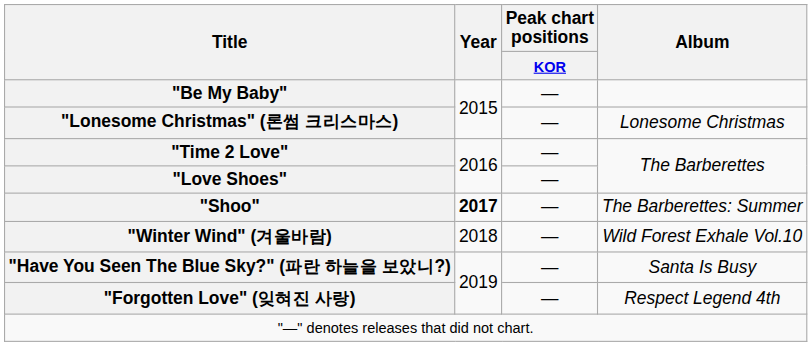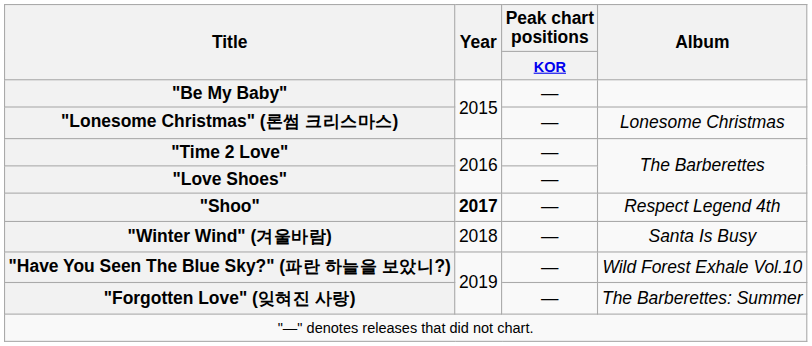(702, 207) The Barberettes: Summer -> (702, 207) Respect Legend 4th
(702, 236) Wild Forest Exhale Vol.10 -> (702, 236) Santa Is Busy
(702, 267) Santa Is Busy -> (702, 267) Wild Forest Exhale Vol.10
(702, 298) Respect Legend 4th -> (702, 298) The Barberettes: Summer
